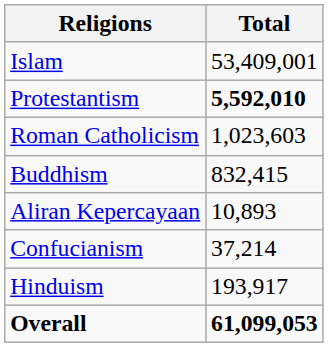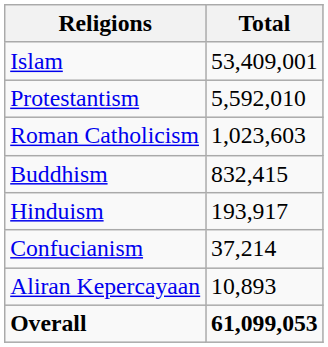(258, 98) bold -> (258, 98) normal
rows swapped: (57, 286) <-> (105, 211)
